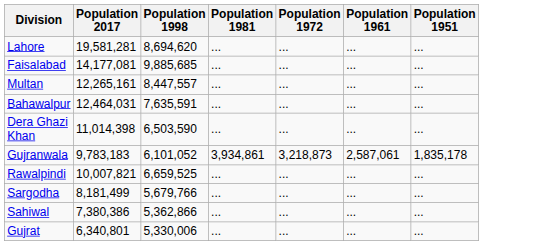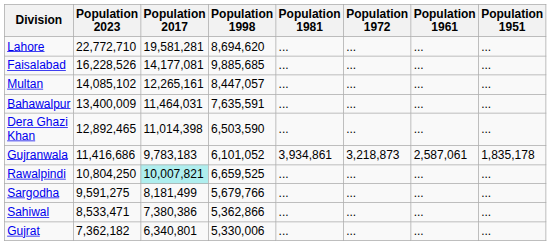+ column: (107, 20)
(170, 84) 8,447,557 -> (238, 84) 8,447,057
(106, 103) 12,464,031 -> (173, 103) 11,464,031
(106, 174) no background -> (174, 174) paleturquoise background
